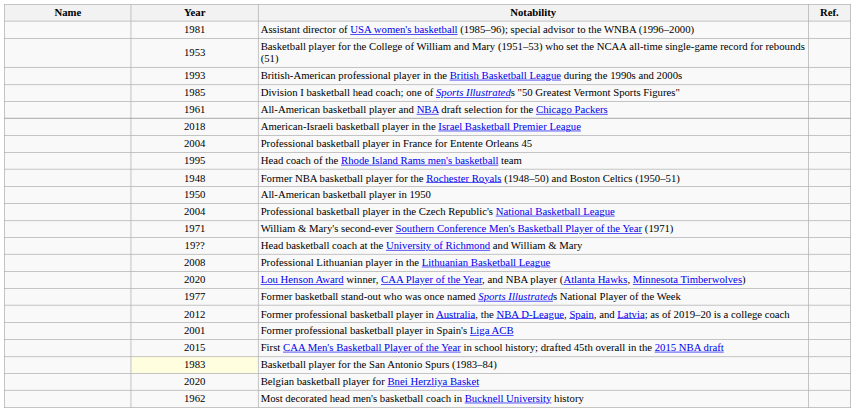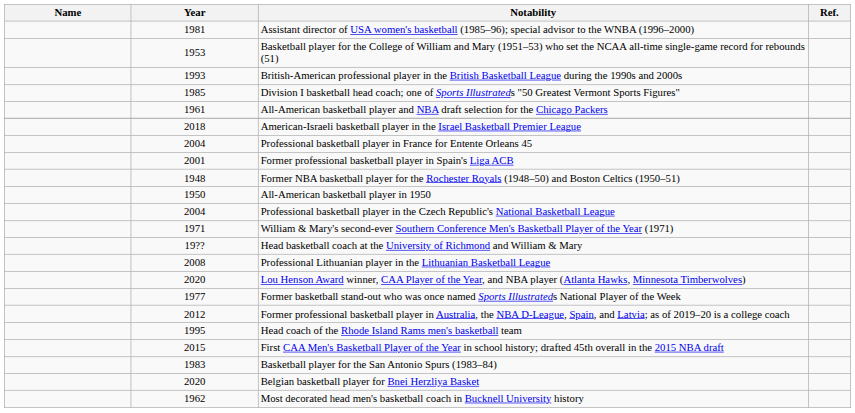rows swapped: (391, 161) <-> (387, 331)
(195, 365) lightyellow background -> (195, 365) no background
